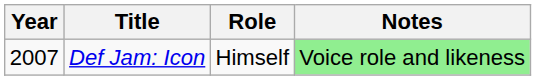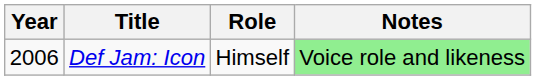(34, 57) 2007 -> (34, 57) 2006
